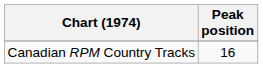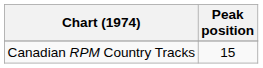(228, 52) 16 -> (228, 52) 15
